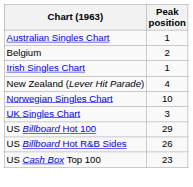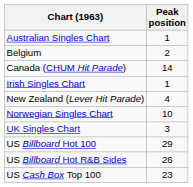+ row: (66, 68)
